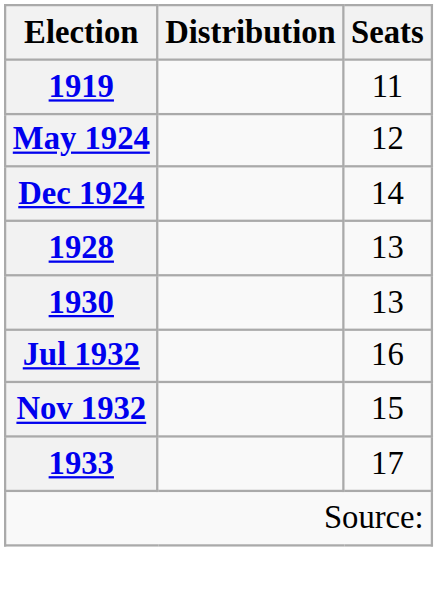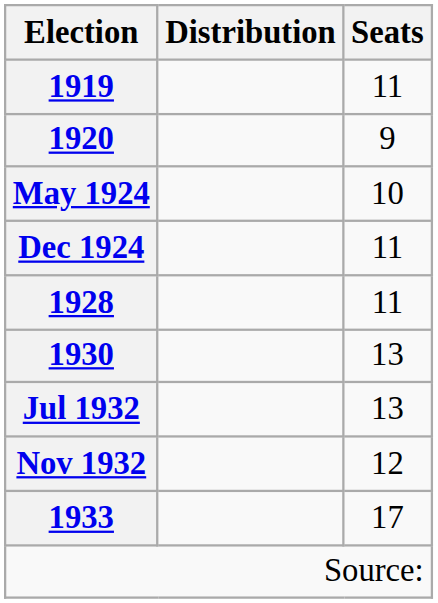+ row: (81, 139)
(387, 139) 12 -> (387, 193) 10
(387, 193) 14 -> (387, 247) 11
(387, 247) 13 -> (387, 301) 11
(387, 355) 16 -> (387, 409) 13
(387, 409) 15 -> (387, 463) 12
